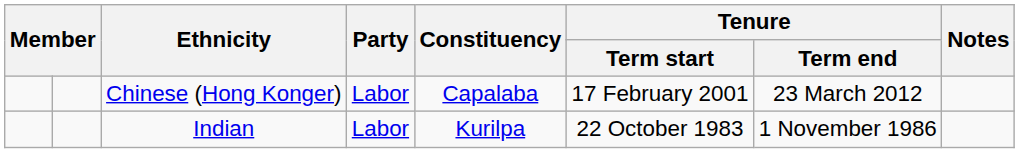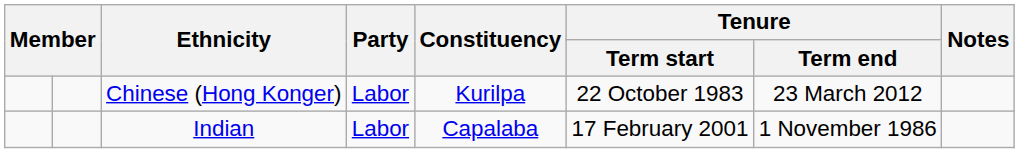(490, 93) Capalaba -> (490, 93) Kurilpa
(660, 93) 17 February 2001 -> (660, 93) 22 October 1983
(490, 128) Kurilpa -> (490, 128) Capalaba
(660, 128) 22 October 1983 -> (660, 128) 17 February 2001
